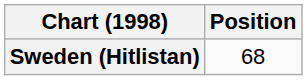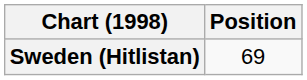(253, 56) 68 -> (253, 56) 69
